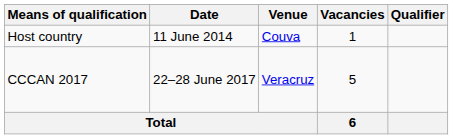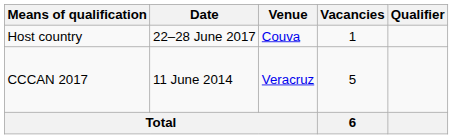(193, 36) 11 June 2014 -> (204, 36) 22–28 June 2017
(204, 79) 22–28 June 2017 -> (193, 79) 11 June 2014
